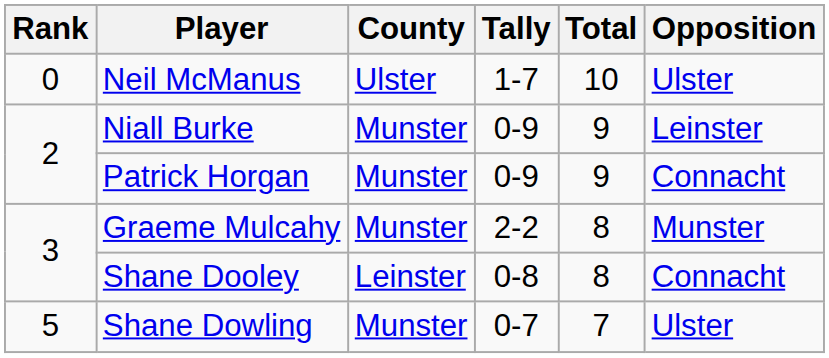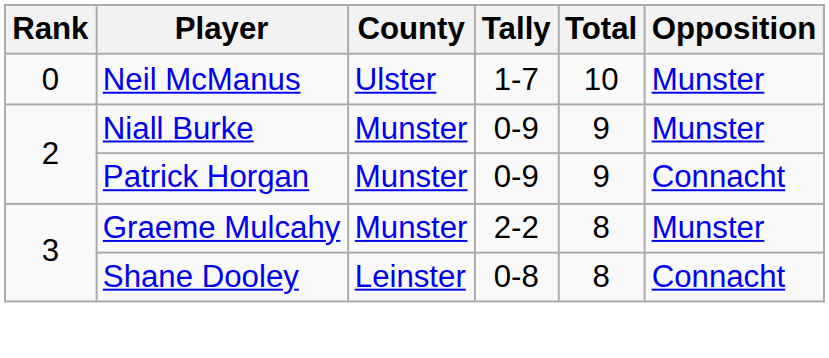(692, 78) Ulster -> (708, 78) Munster
(707, 128) Leinster -> (708, 128) Munster
- row: (208, 326)
